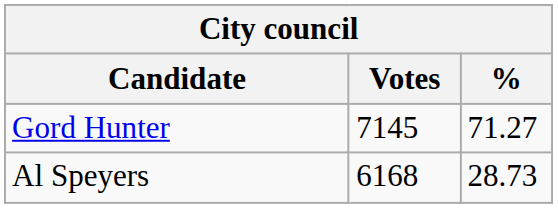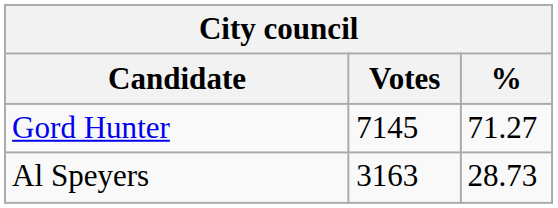(387, 176) 6168 -> (387, 176) 3163
